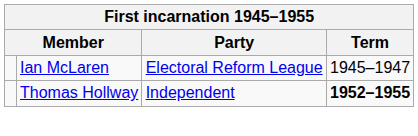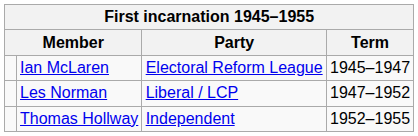+ row: (64, 93)
(370, 93) bold -> (370, 118) normal
